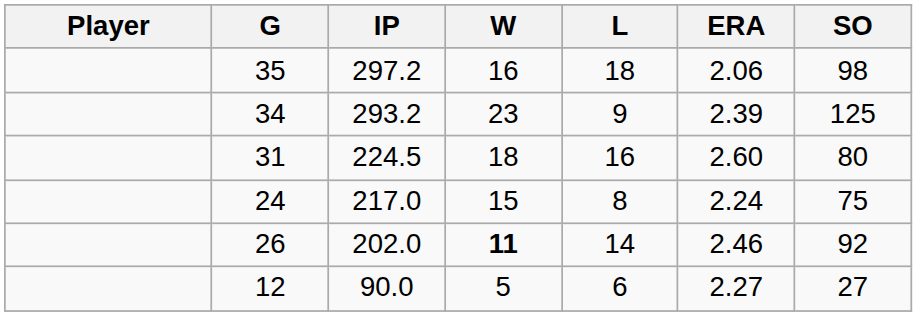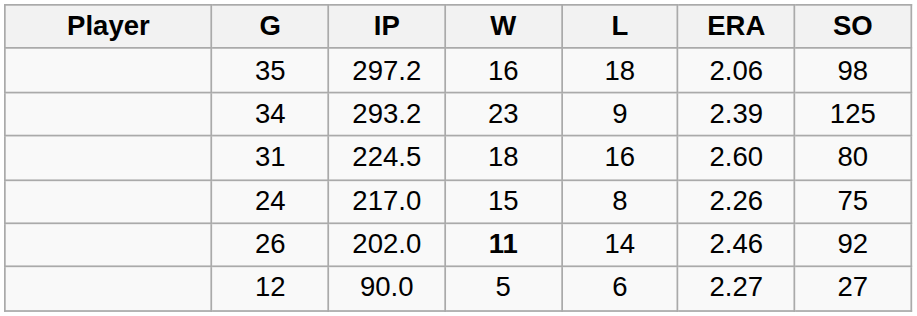(736, 200) 2.24 -> (736, 200) 2.26
